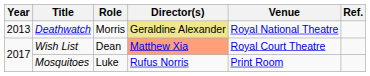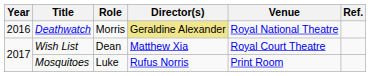(19, 29) 2013 -> (19, 29) 2016
(159, 46) lightsalmon background -> (159, 46) no background
